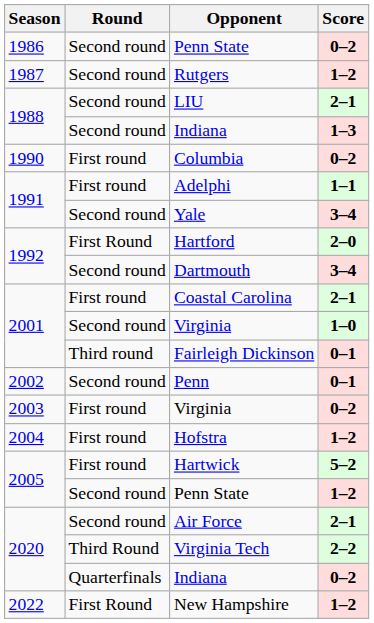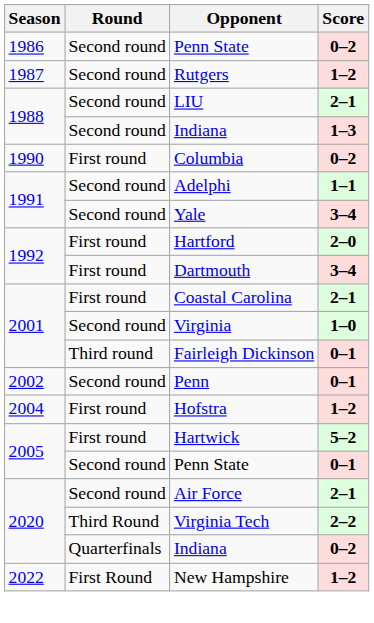(107, 185) First round -> (117, 185) Second round
(110, 241) First Round -> (107, 241) First round
(117, 269) Second round -> (107, 269) First round
- row: (26, 409)
(343, 492) 1–2 -> (343, 465) 0–1
